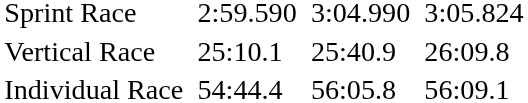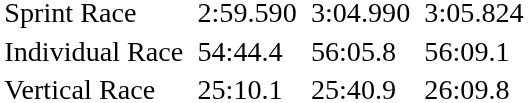rows swapped: (80, 51) <-> (94, 90)
